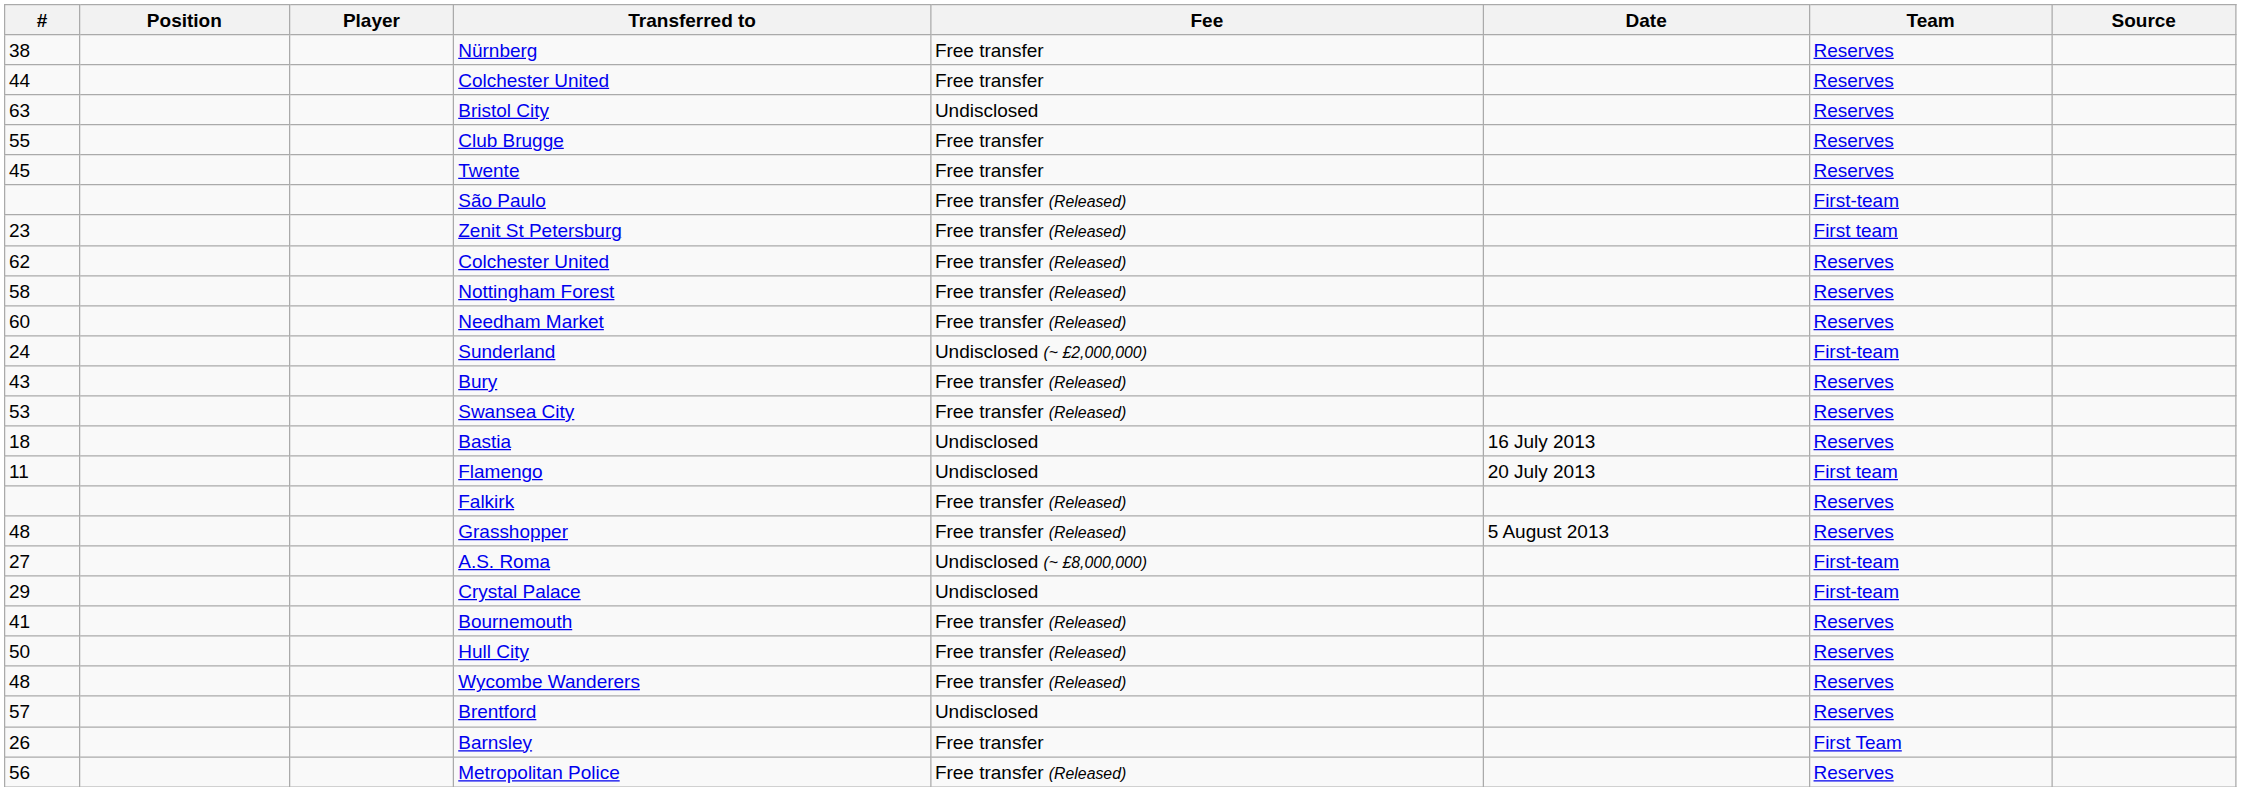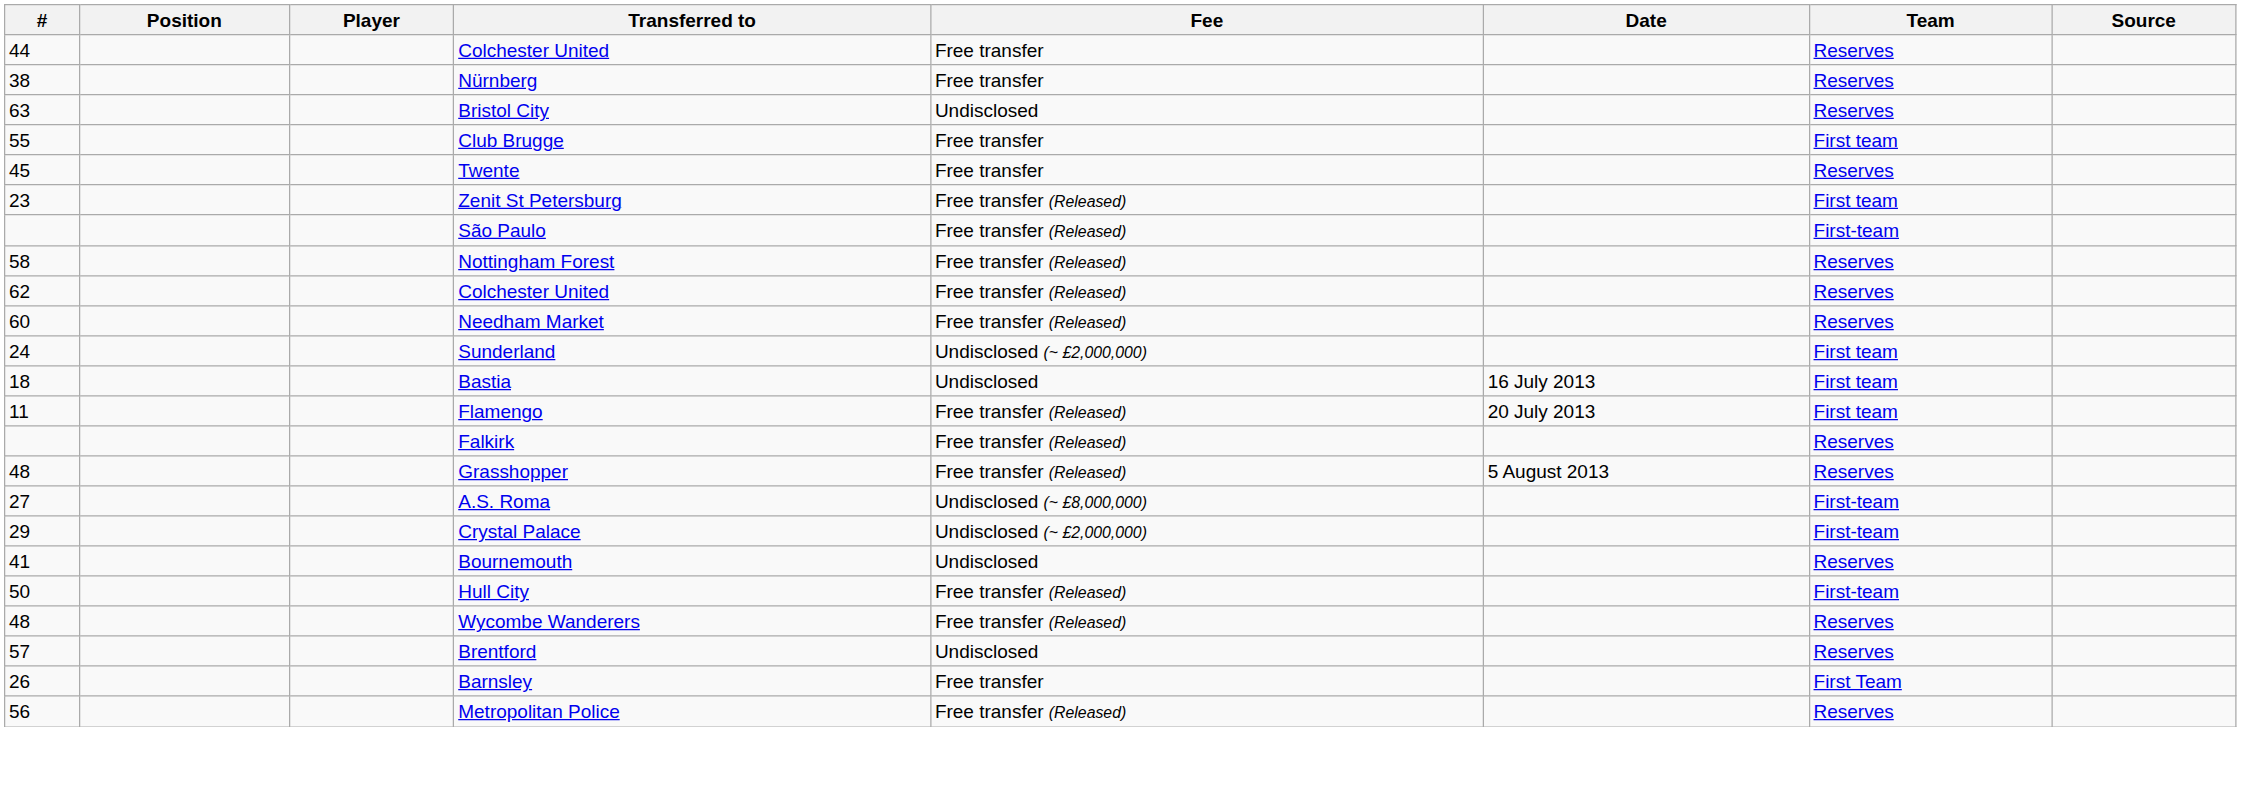rows swapped: (20, 50) <-> (20, 80)
(1854, 140) Reserves -> (1856, 140) First team
rows swapped: (42, 200) <-> (20, 230)
rows swapped: (20, 260) <-> (20, 291)
(1856, 351) First-team -> (1856, 351) First team
- row: (20, 381)
- row: (20, 411)
(1854, 441) Reserves -> (1856, 381) First team
(987, 471) Undisclosed -> (1031, 411) Free transfer (Released)
(987, 591) Undisclosed -> (1041, 531) Undisclosed (~ £2,000,000)
(1031, 621) Free transfer (Released) -> (987, 561) Undisclosed
(1854, 651) Reserves -> (1856, 591) First-team
